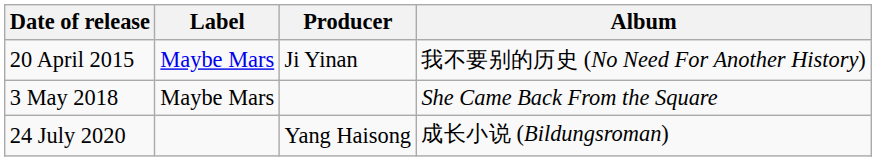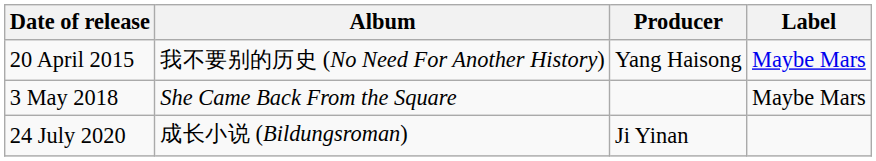columns swapped: (644, 22) <-> (217, 22)
(321, 59) Ji Yinan -> (678, 59) Yang Haisong
(348, 135) Yang Haisong -> (652, 135) Ji Yinan
